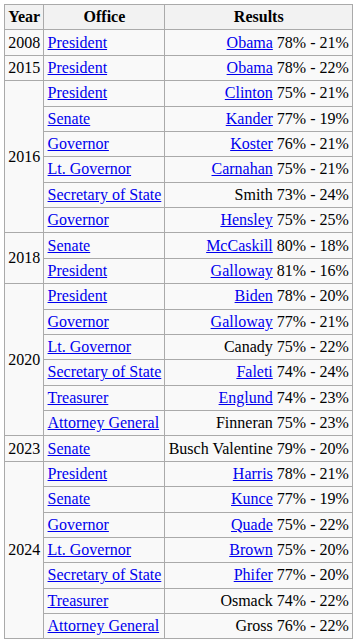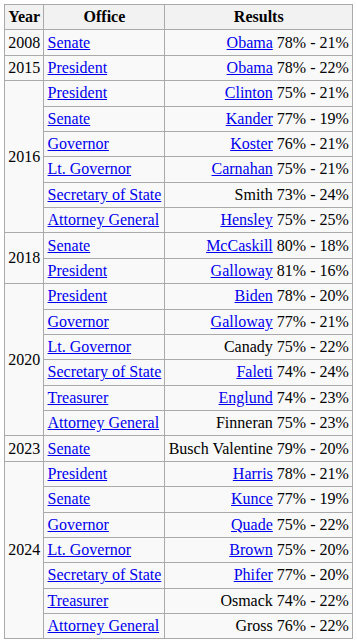(77, 42) President -> (69, 42) Senate
(78, 220) Governor -> (103, 220) Attorney General
